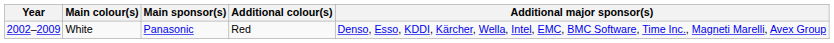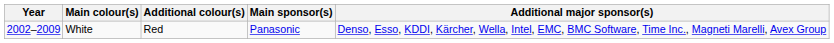columns swapped: (282, 13) <-> (185, 13)
